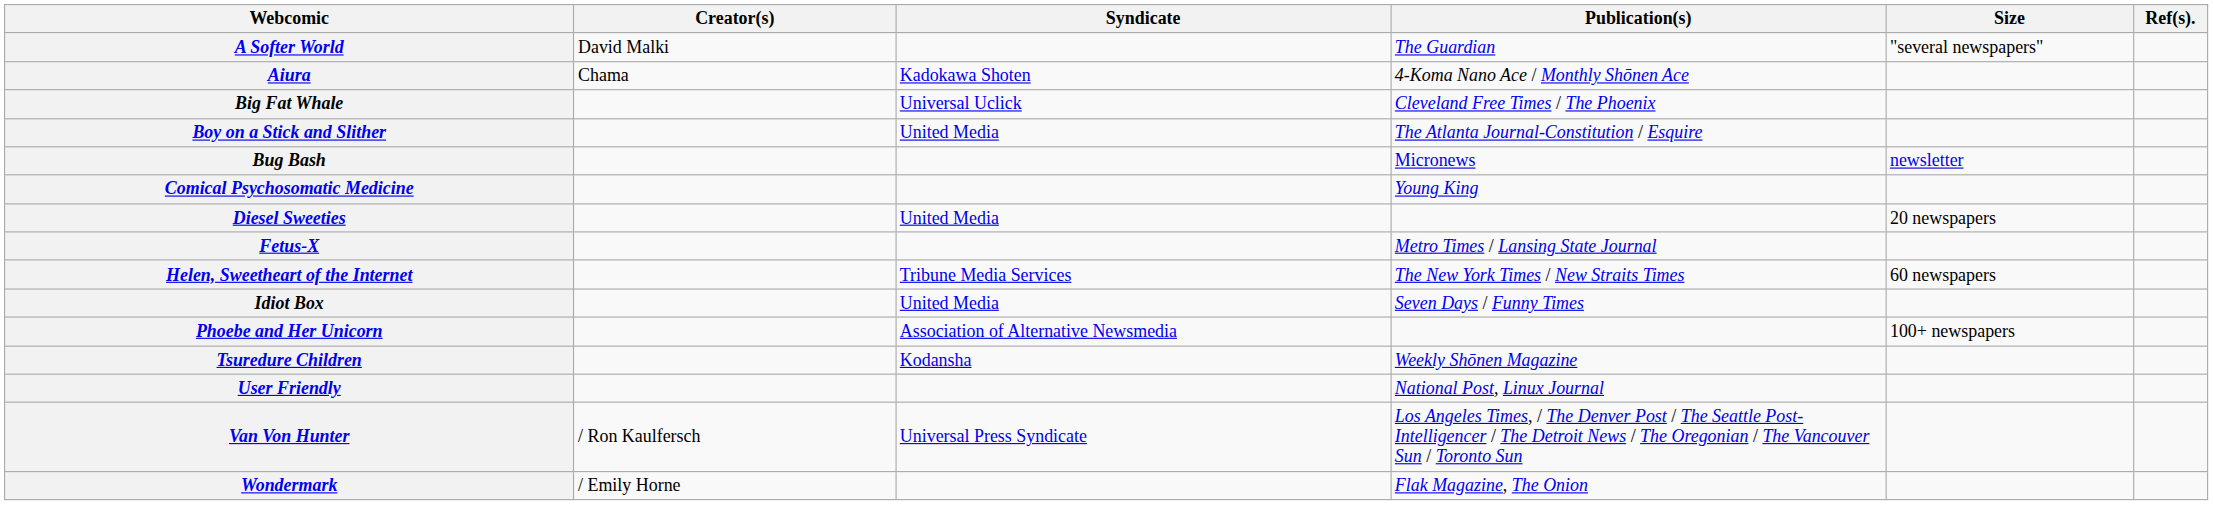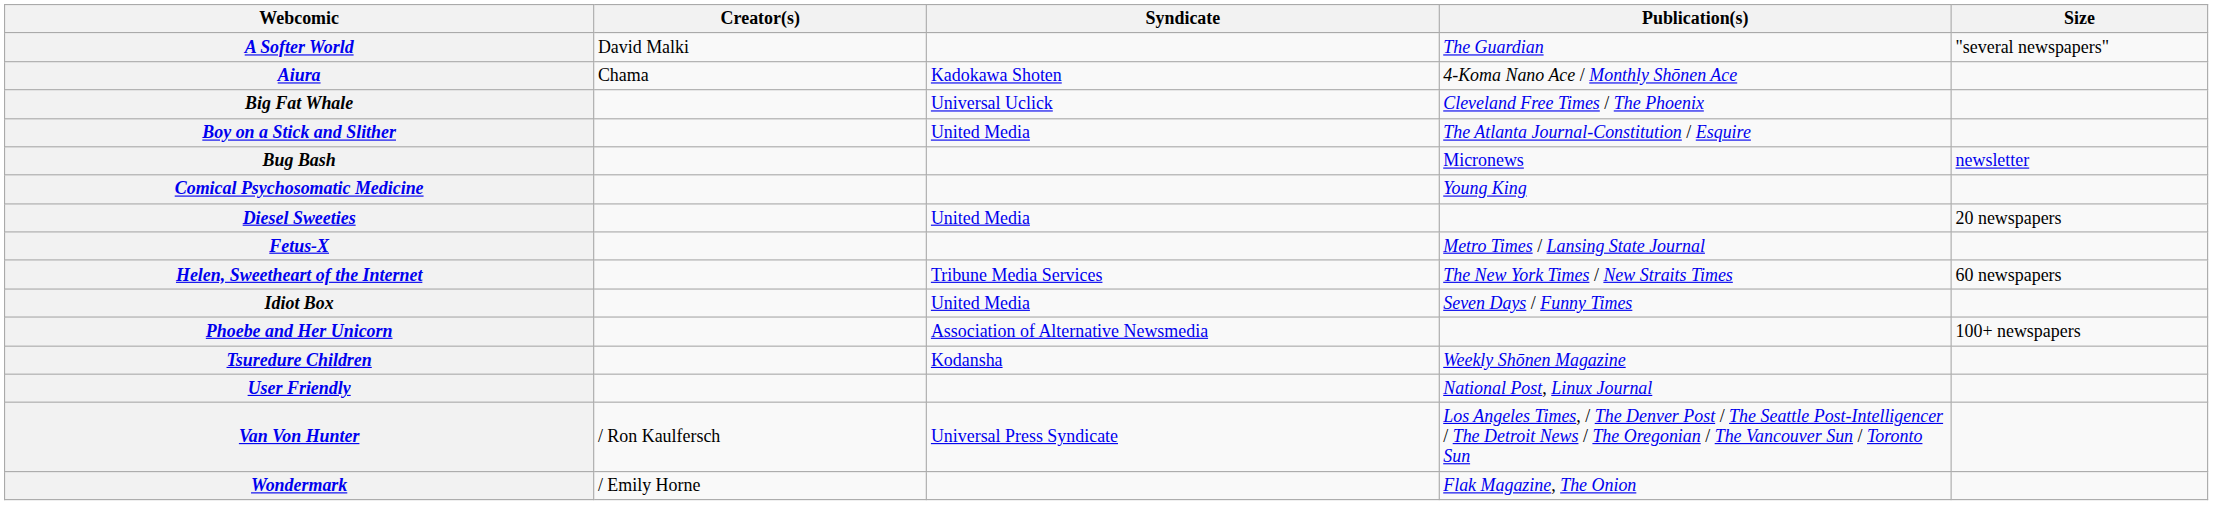- column: (2170, 18)
